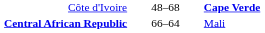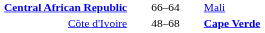rows swapped: (66, 23) <-> (98, 7)
